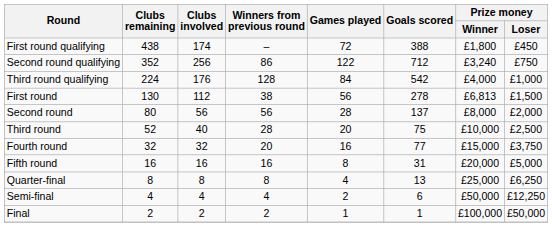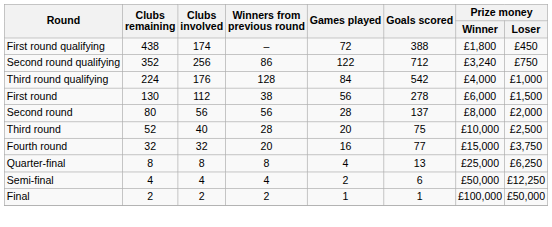(480, 96) £6,813 -> (480, 96) £6,000
- row: (32, 163)
